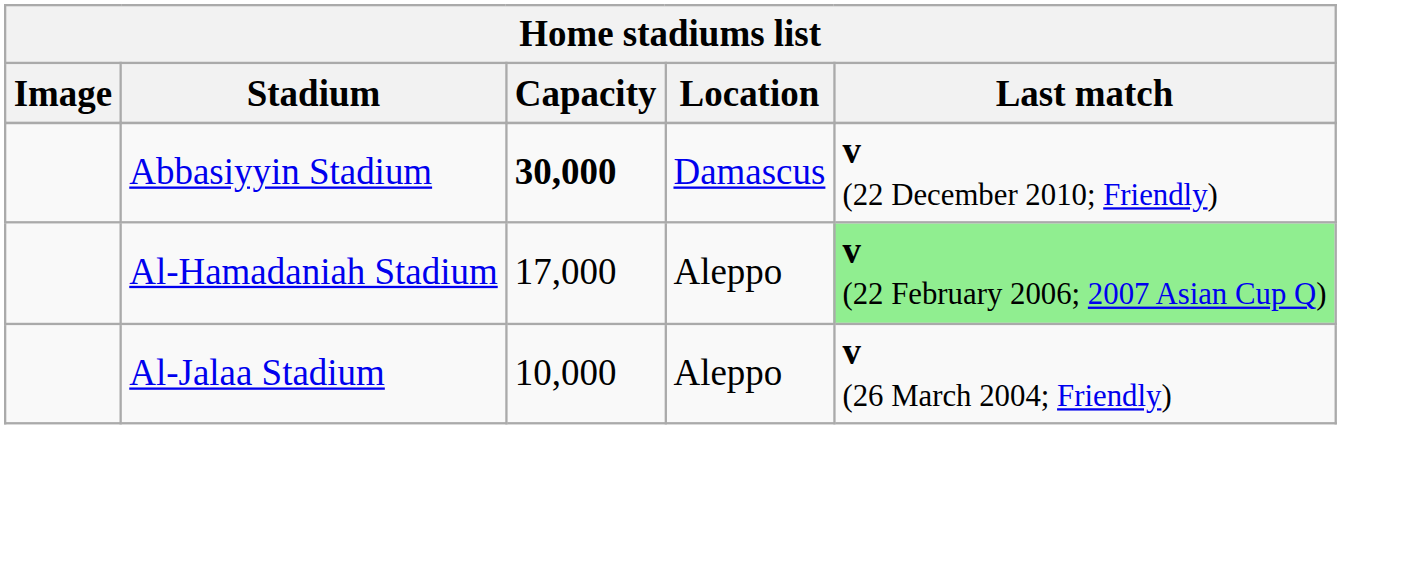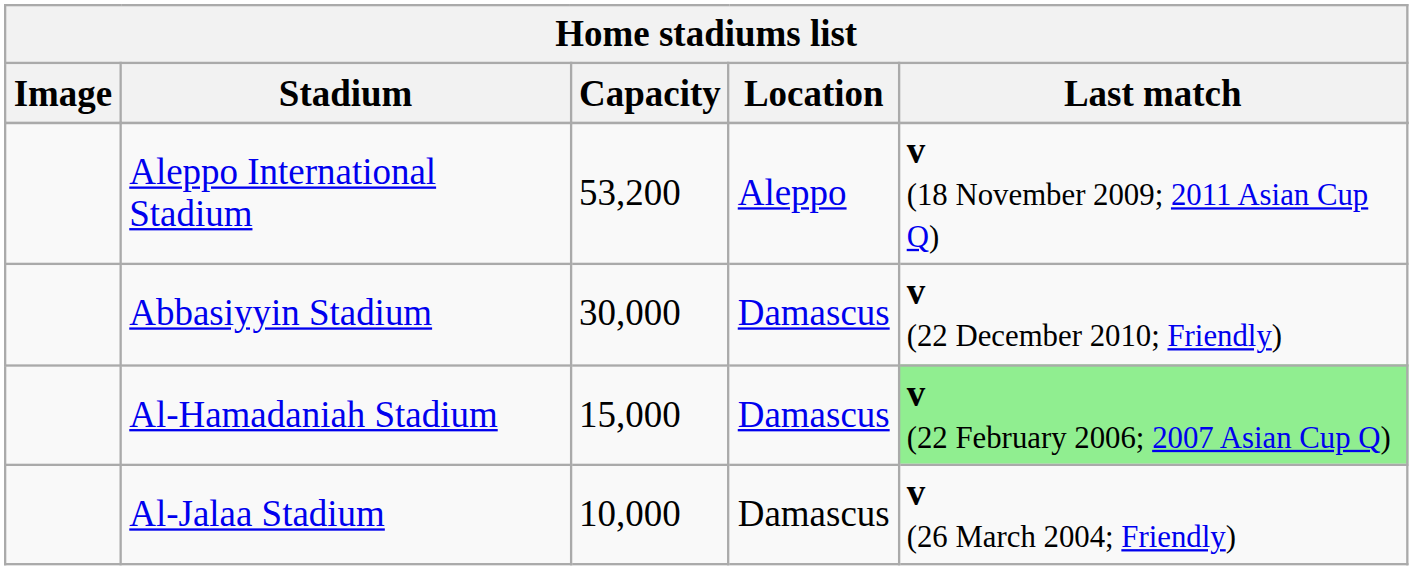+ row: (283, 192)
(566, 171) bold -> (630, 313) normal
(566, 272) 17,000 -> (630, 413) 15,000
(728, 272) Aleppo -> (814, 413) Damascus
(728, 372) Aleppo -> (814, 513) Damascus
